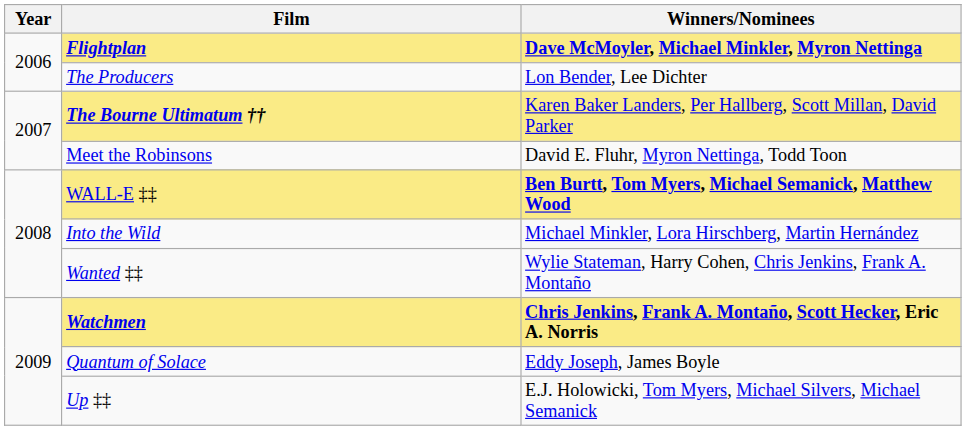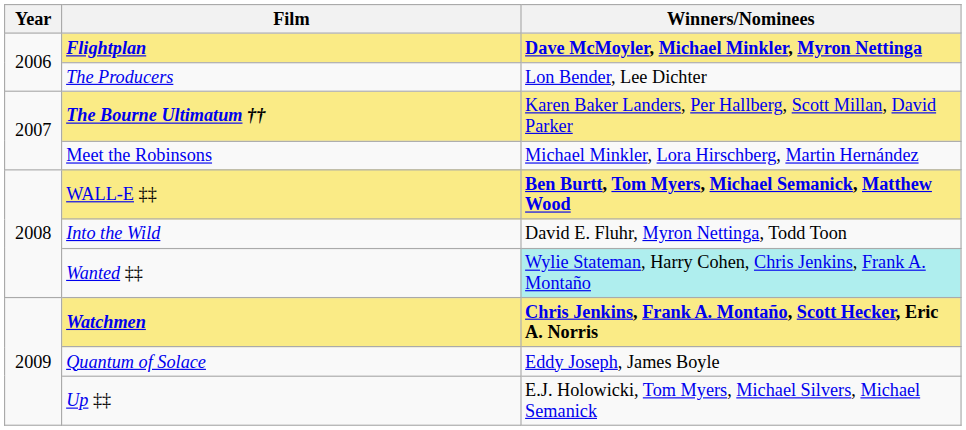(686, 155) David E. Fluhr, Myron Nettinga, Todd Toon -> (722, 155) Michael Minkler, Lora Hirschberg, Martin Hernández
(722, 233) Michael Minkler, Lora Hirschberg, Martin Hernández -> (686, 233) David E. Fluhr, Myron Nettinga, Todd Toon
(725, 272) no background -> (725, 272) paleturquoise background
